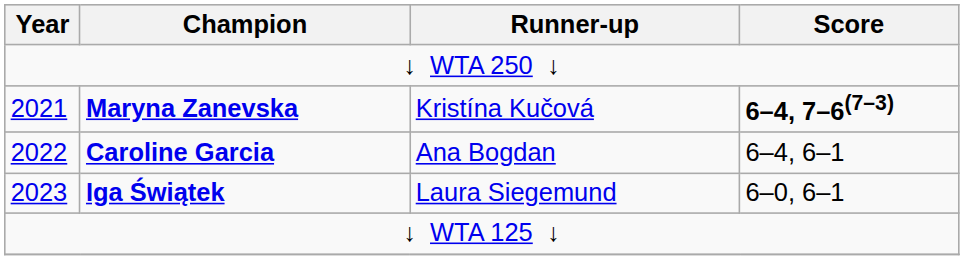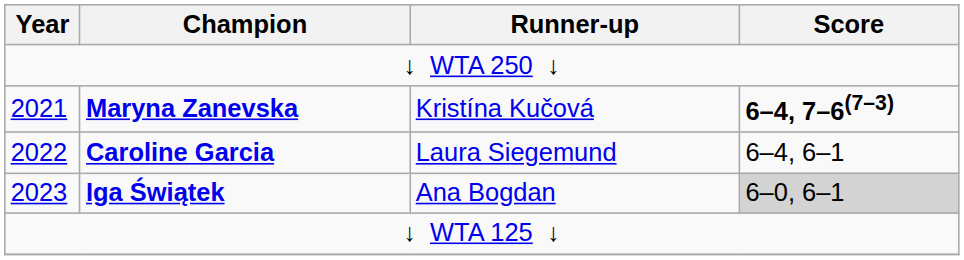(486, 152) Ana Bogdan -> (516, 152) Laura Siegemund
(516, 192) Laura Siegemund -> (486, 192) Ana Bogdan
(795, 192) no background -> (795, 192) lightgrey background
